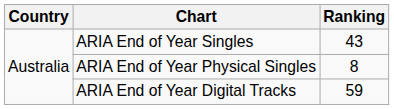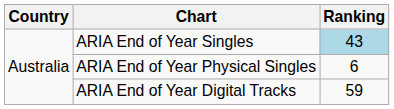(354, 41) no background -> (354, 41) lightblue background
(354, 66) 8 -> (354, 66) 6
